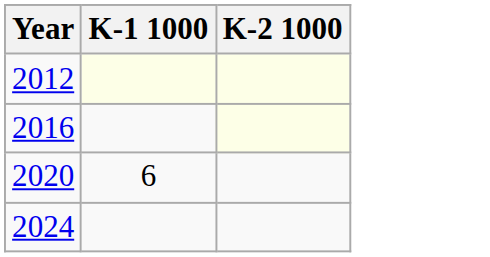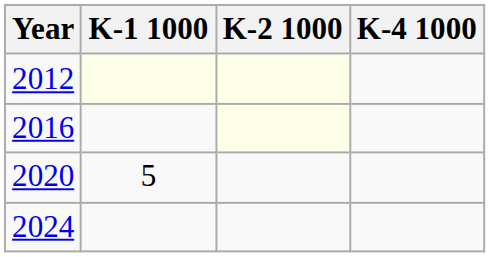+ column: (417, 29)
(148, 176) 6 -> (148, 176) 5
